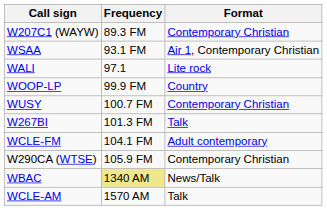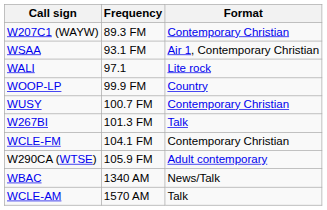(217, 141) Adult contemporary -> (228, 141) Contemporary Christian
(228, 159) Contemporary Christian -> (217, 159) Adult contemporary
(127, 178) khaki background -> (127, 178) no background
